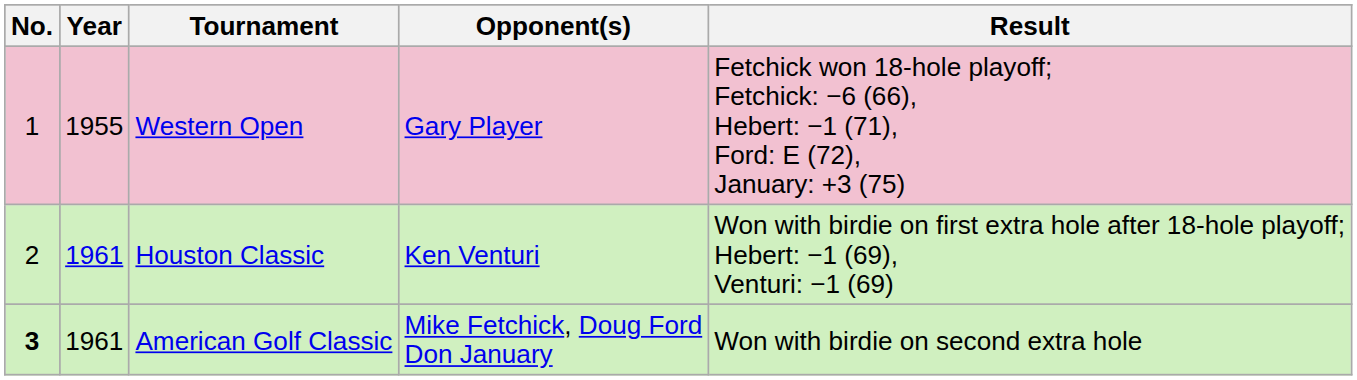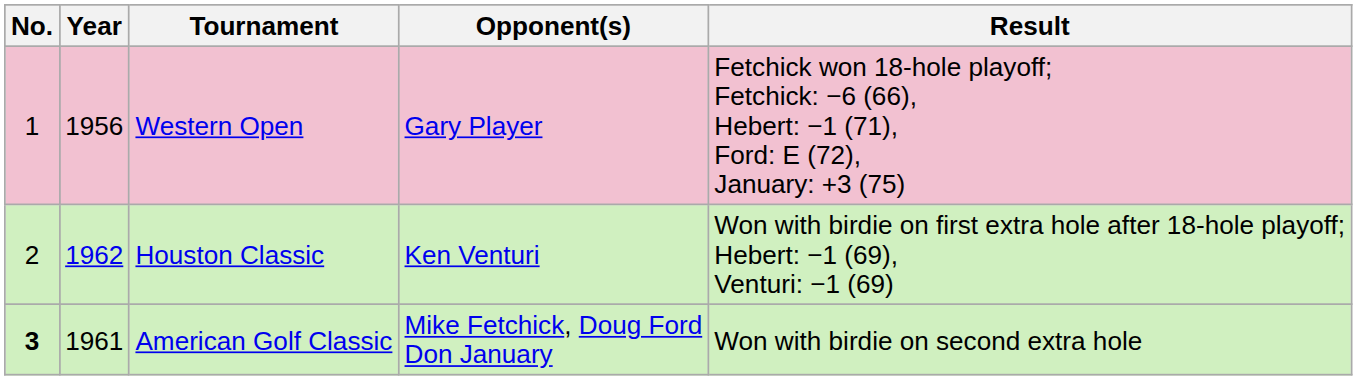(94, 126) 1955 -> (94, 126) 1956
(94, 255) 1961 -> (94, 255) 1962
